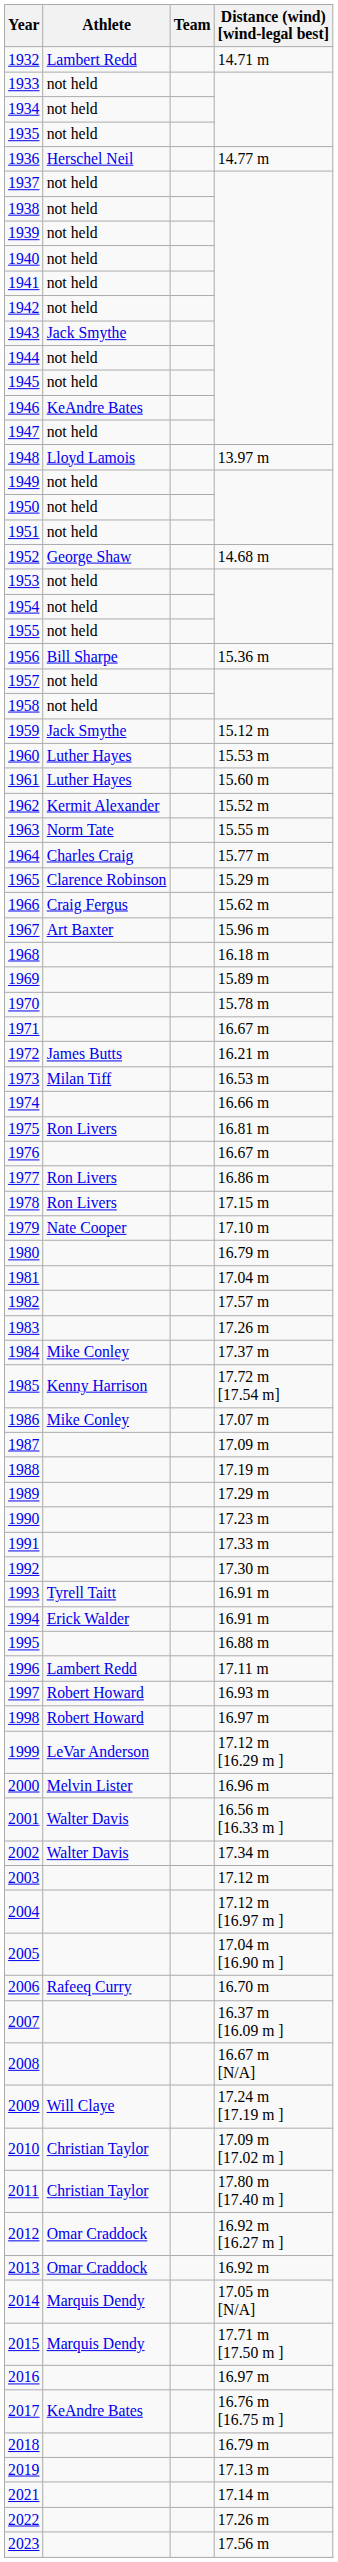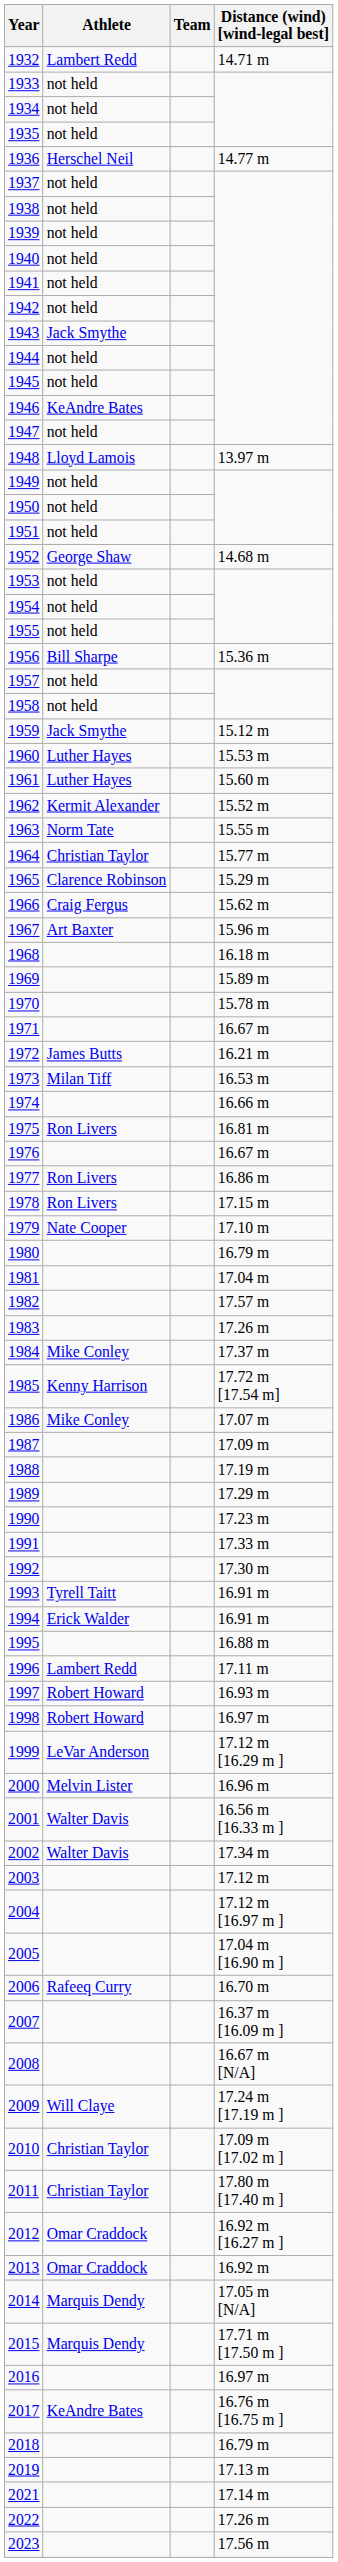(90, 855) Charles Craig -> (98, 855) Christian Taylor
